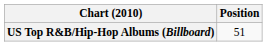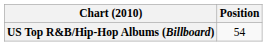(240, 31) 51 -> (240, 31) 54
